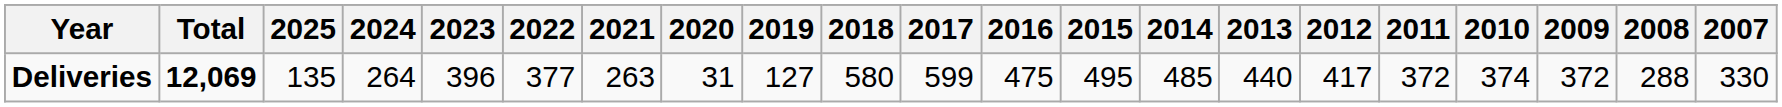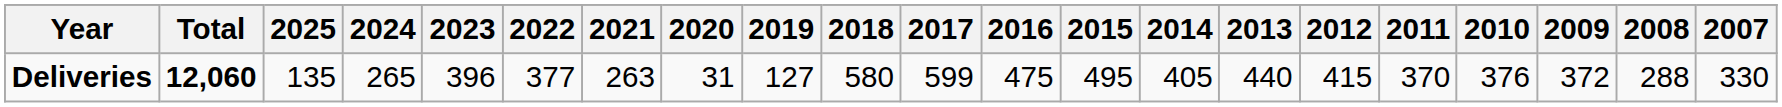(211, 77) 12,069 -> (211, 77) 12,060
(391, 77) 264 -> (391, 77) 265
(1188, 77) 485 -> (1188, 77) 405
(1347, 77) 417 -> (1347, 77) 415
(1426, 77) 372 -> (1426, 77) 370
(1505, 77) 374 -> (1505, 77) 376
